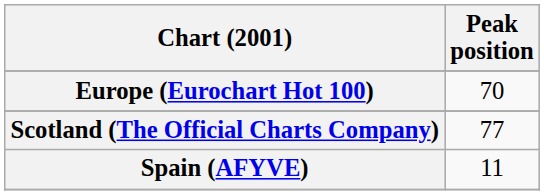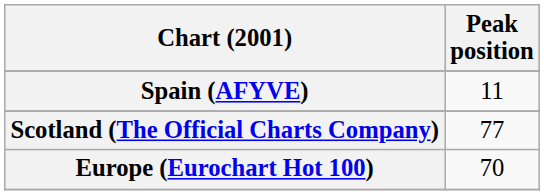rows swapped: (225, 90) <-> (225, 168)
